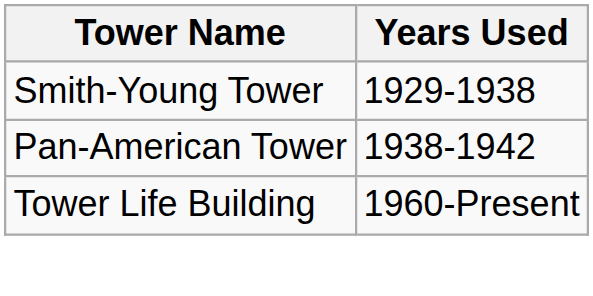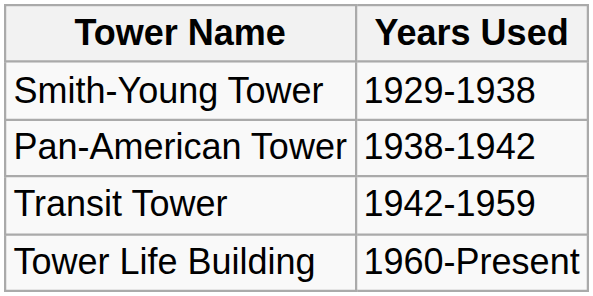+ row: (120, 204)
